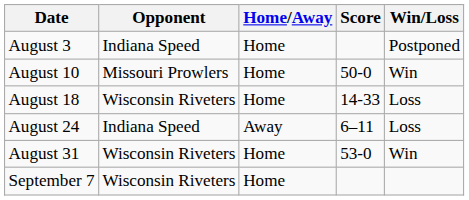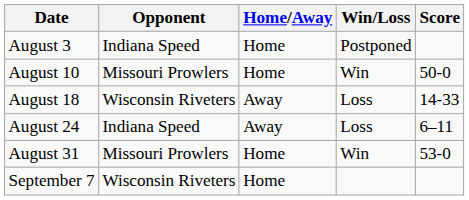columns swapped: (424, 18) <-> (361, 18)
(264, 99) Home -> (263, 99) Away
(169, 153) Wisconsin Riveters -> (165, 153) Missouri Prowlers
